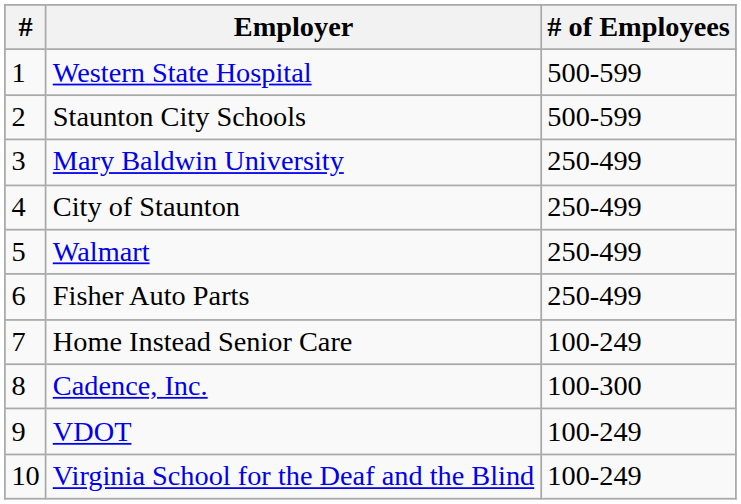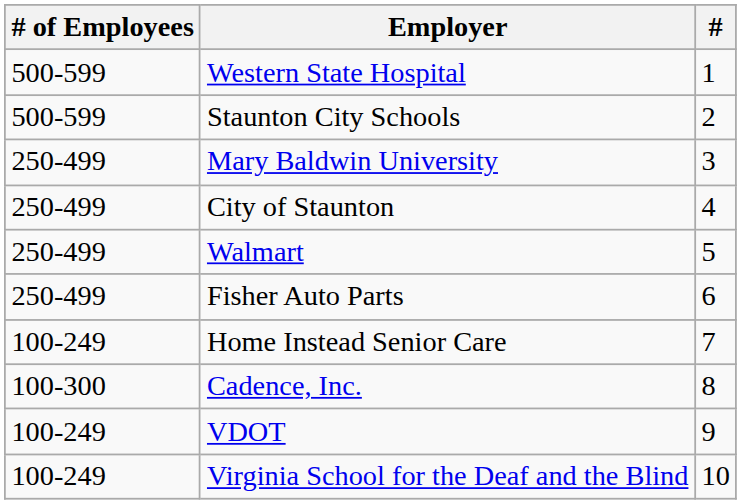columns swapped: (26, 26) <-> (639, 26)
